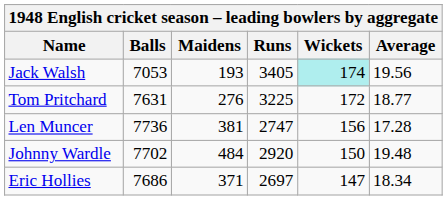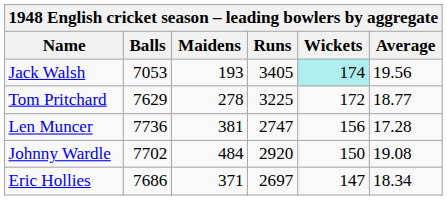(150, 99) 7631 -> (150, 99) 7629
(231, 99) 276 -> (231, 99) 278
(392, 153) 19.48 -> (392, 153) 19.08
